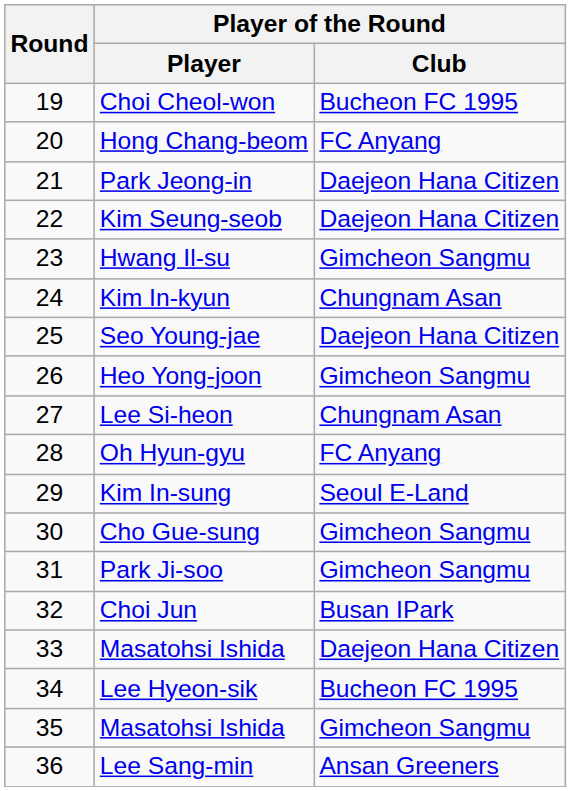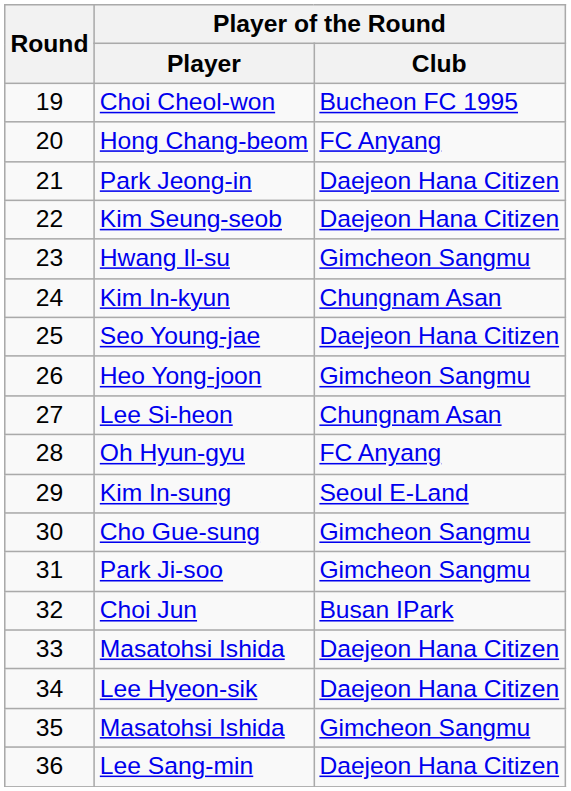(419, 688) Bucheon FC 1995 -> (439, 688) Daejeon Hana Citizen
(409, 766) Ansan Greeners -> (439, 766) Daejeon Hana Citizen
